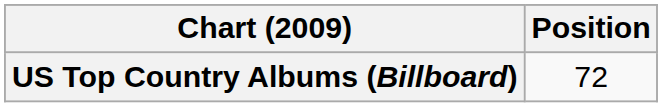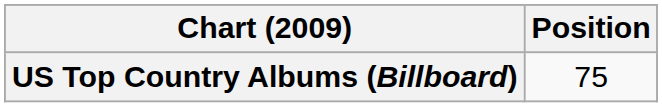(591, 76) 72 -> (591, 76) 75
